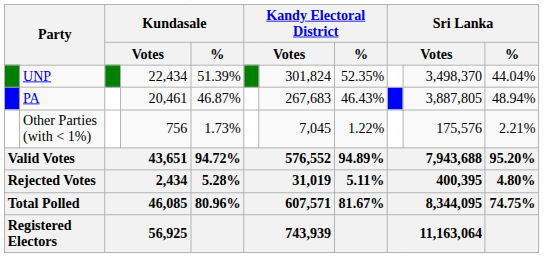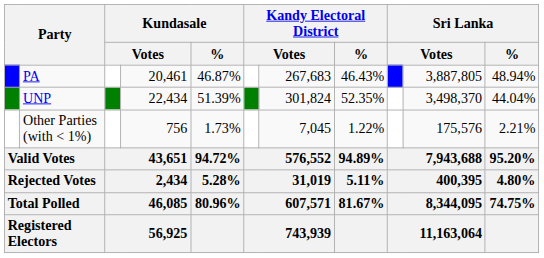rows swapped: (37, 76) <-> (31, 98)
